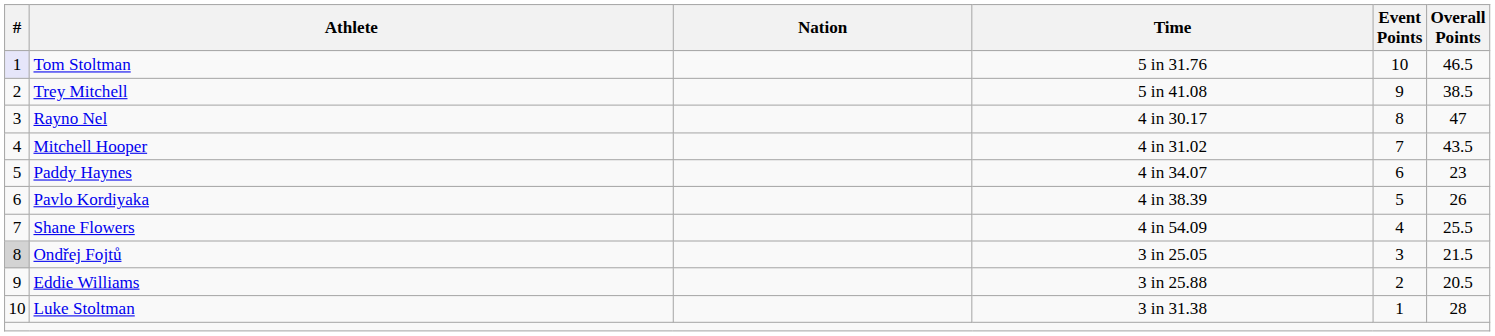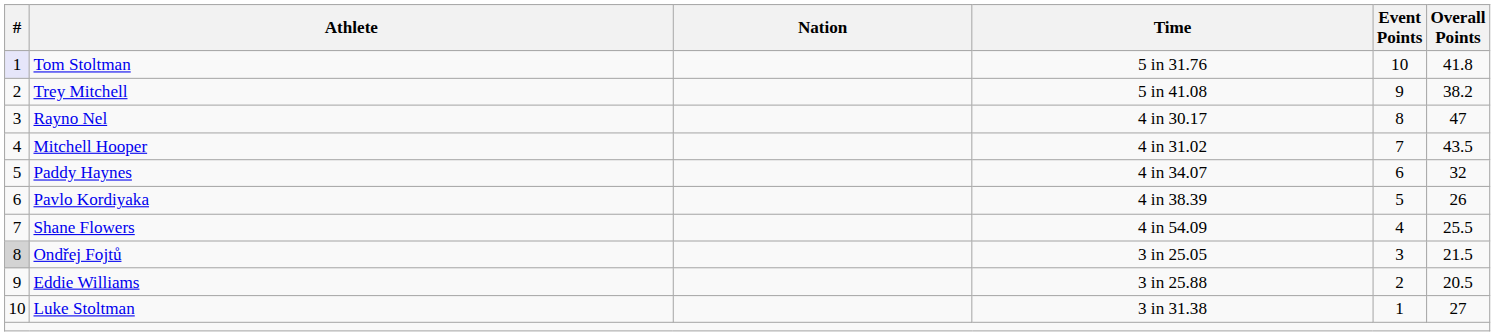(1458, 64) 46.5 -> (1458, 64) 41.8
(1458, 91) 38.5 -> (1458, 91) 38.2
(1458, 173) 23 -> (1458, 173) 32
(1458, 308) 28 -> (1458, 308) 27
